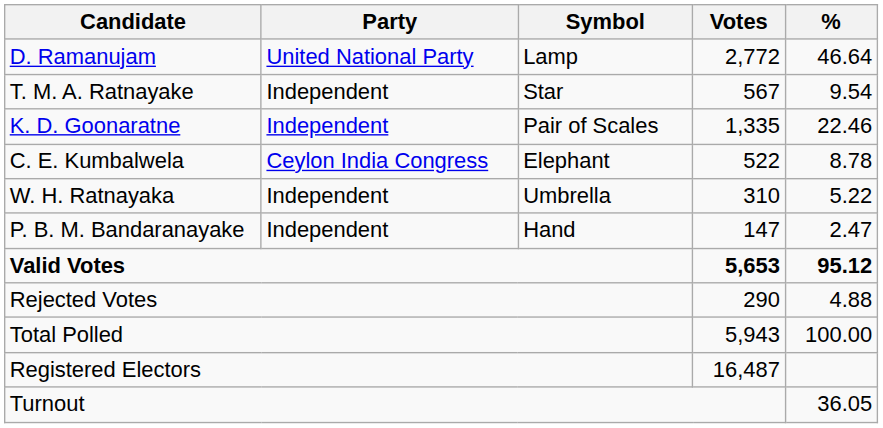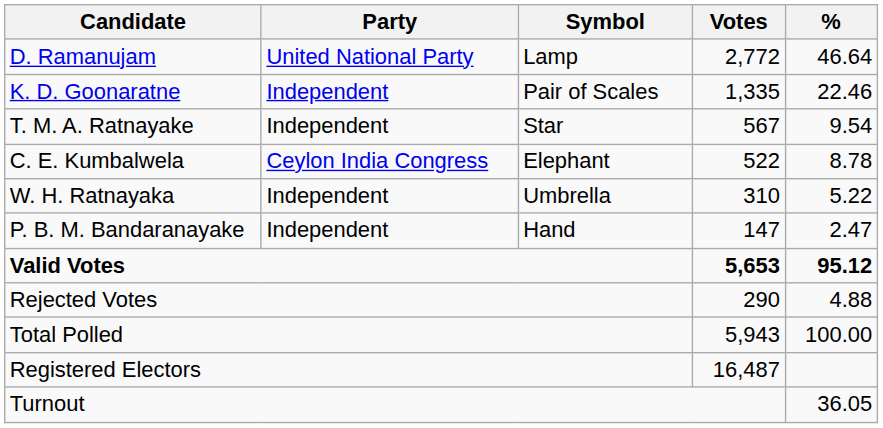rows swapped: (95, 126) <-> (102, 91)
